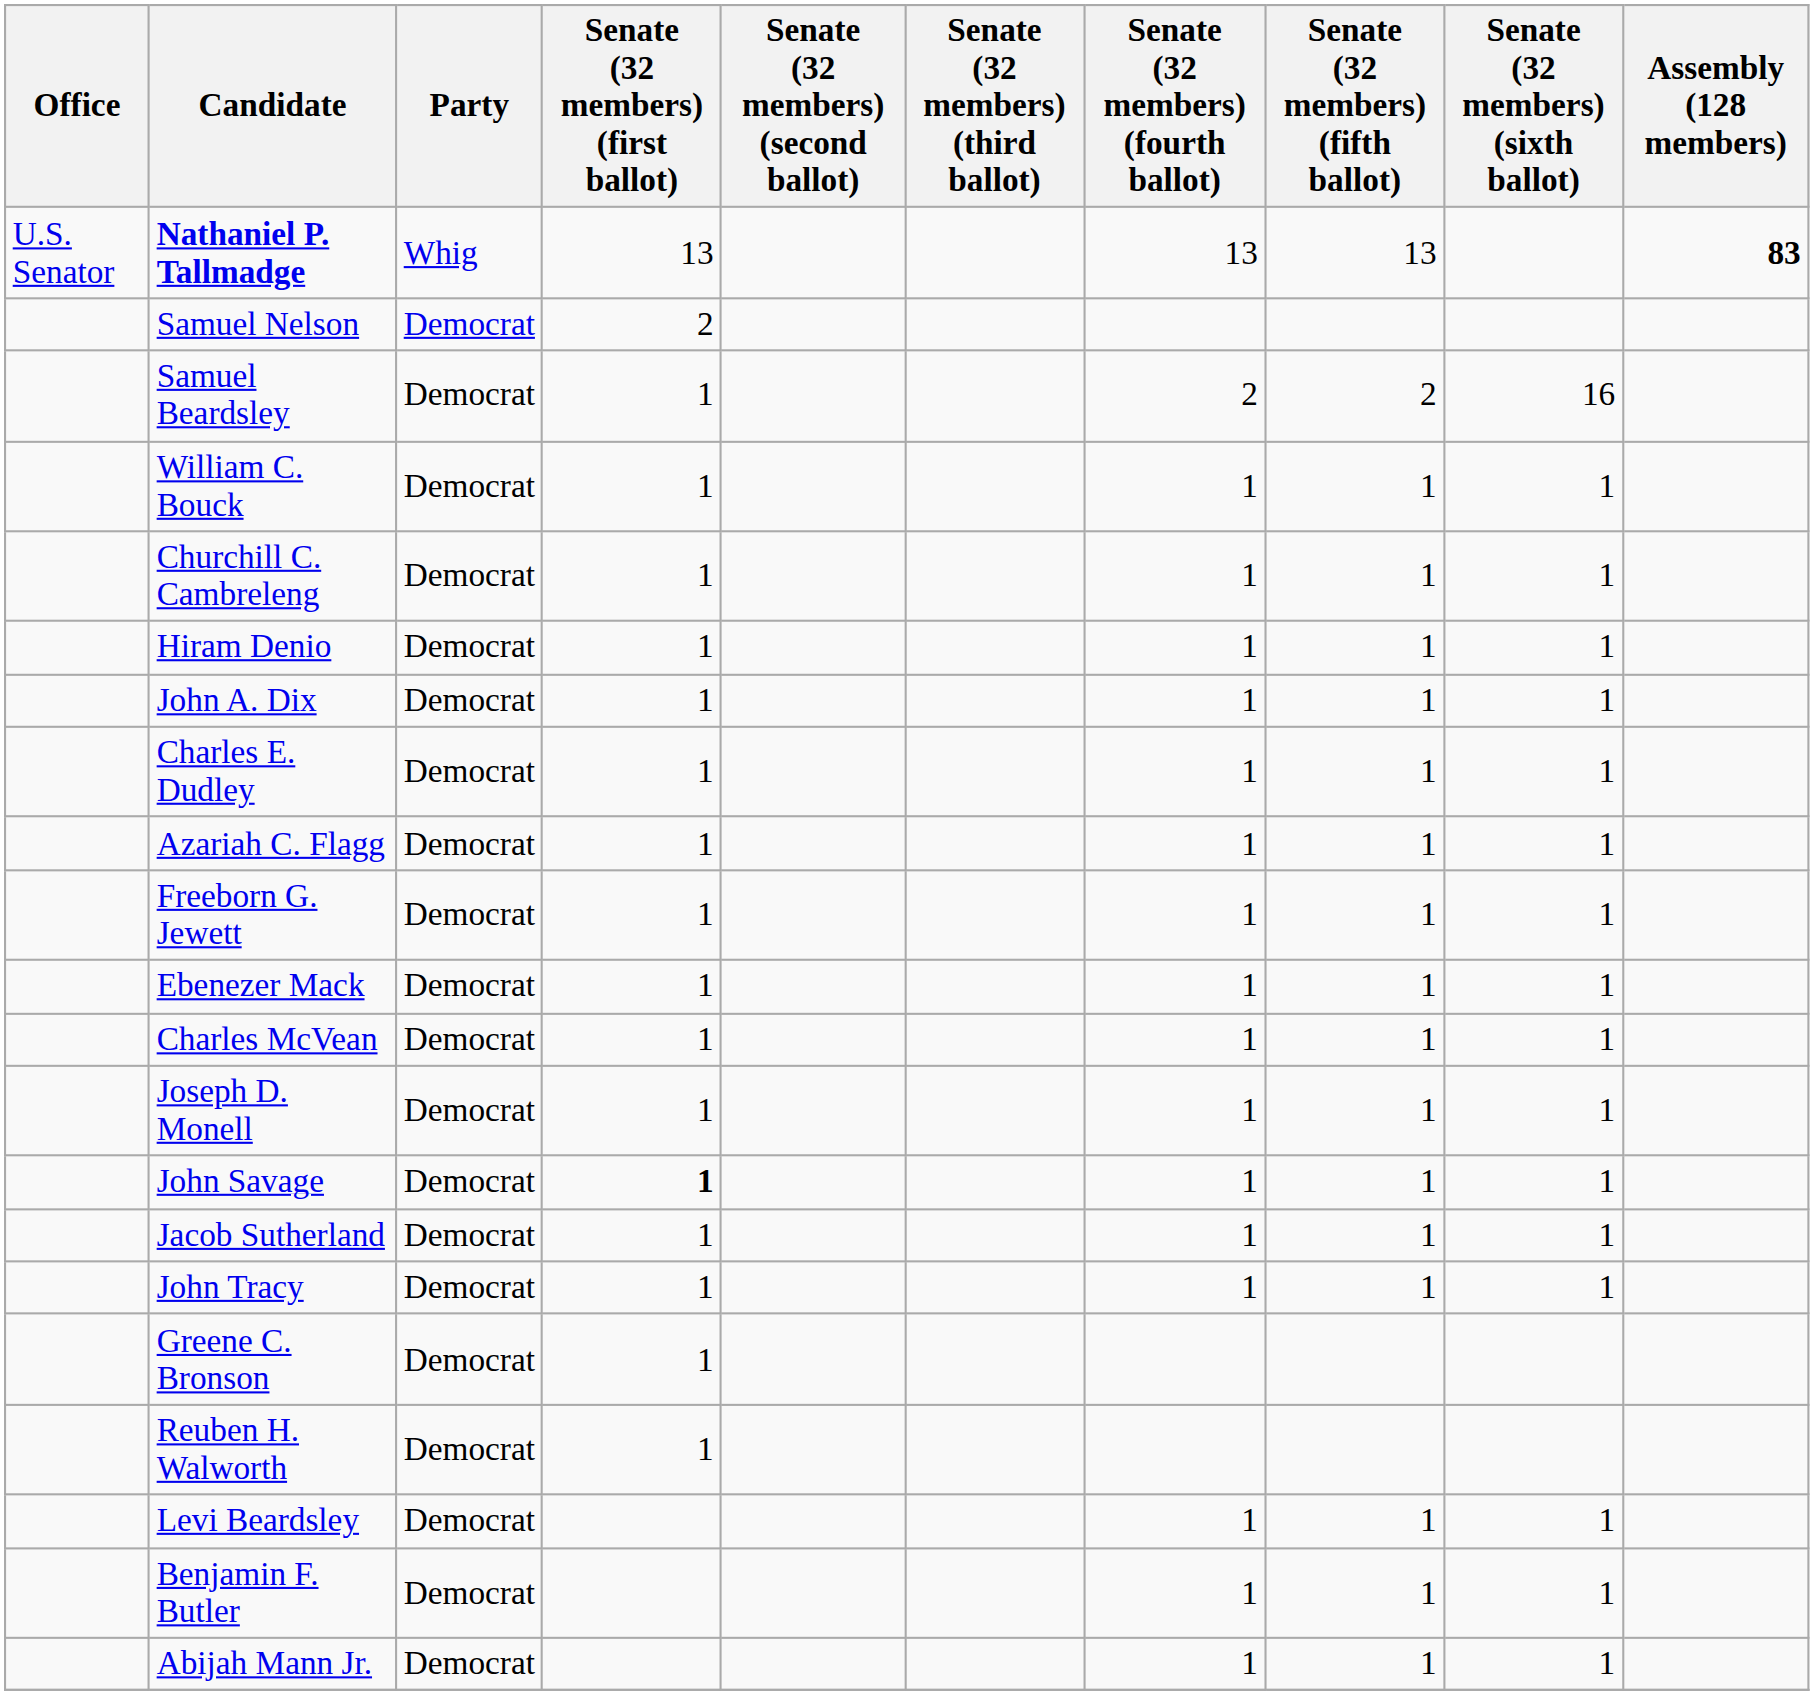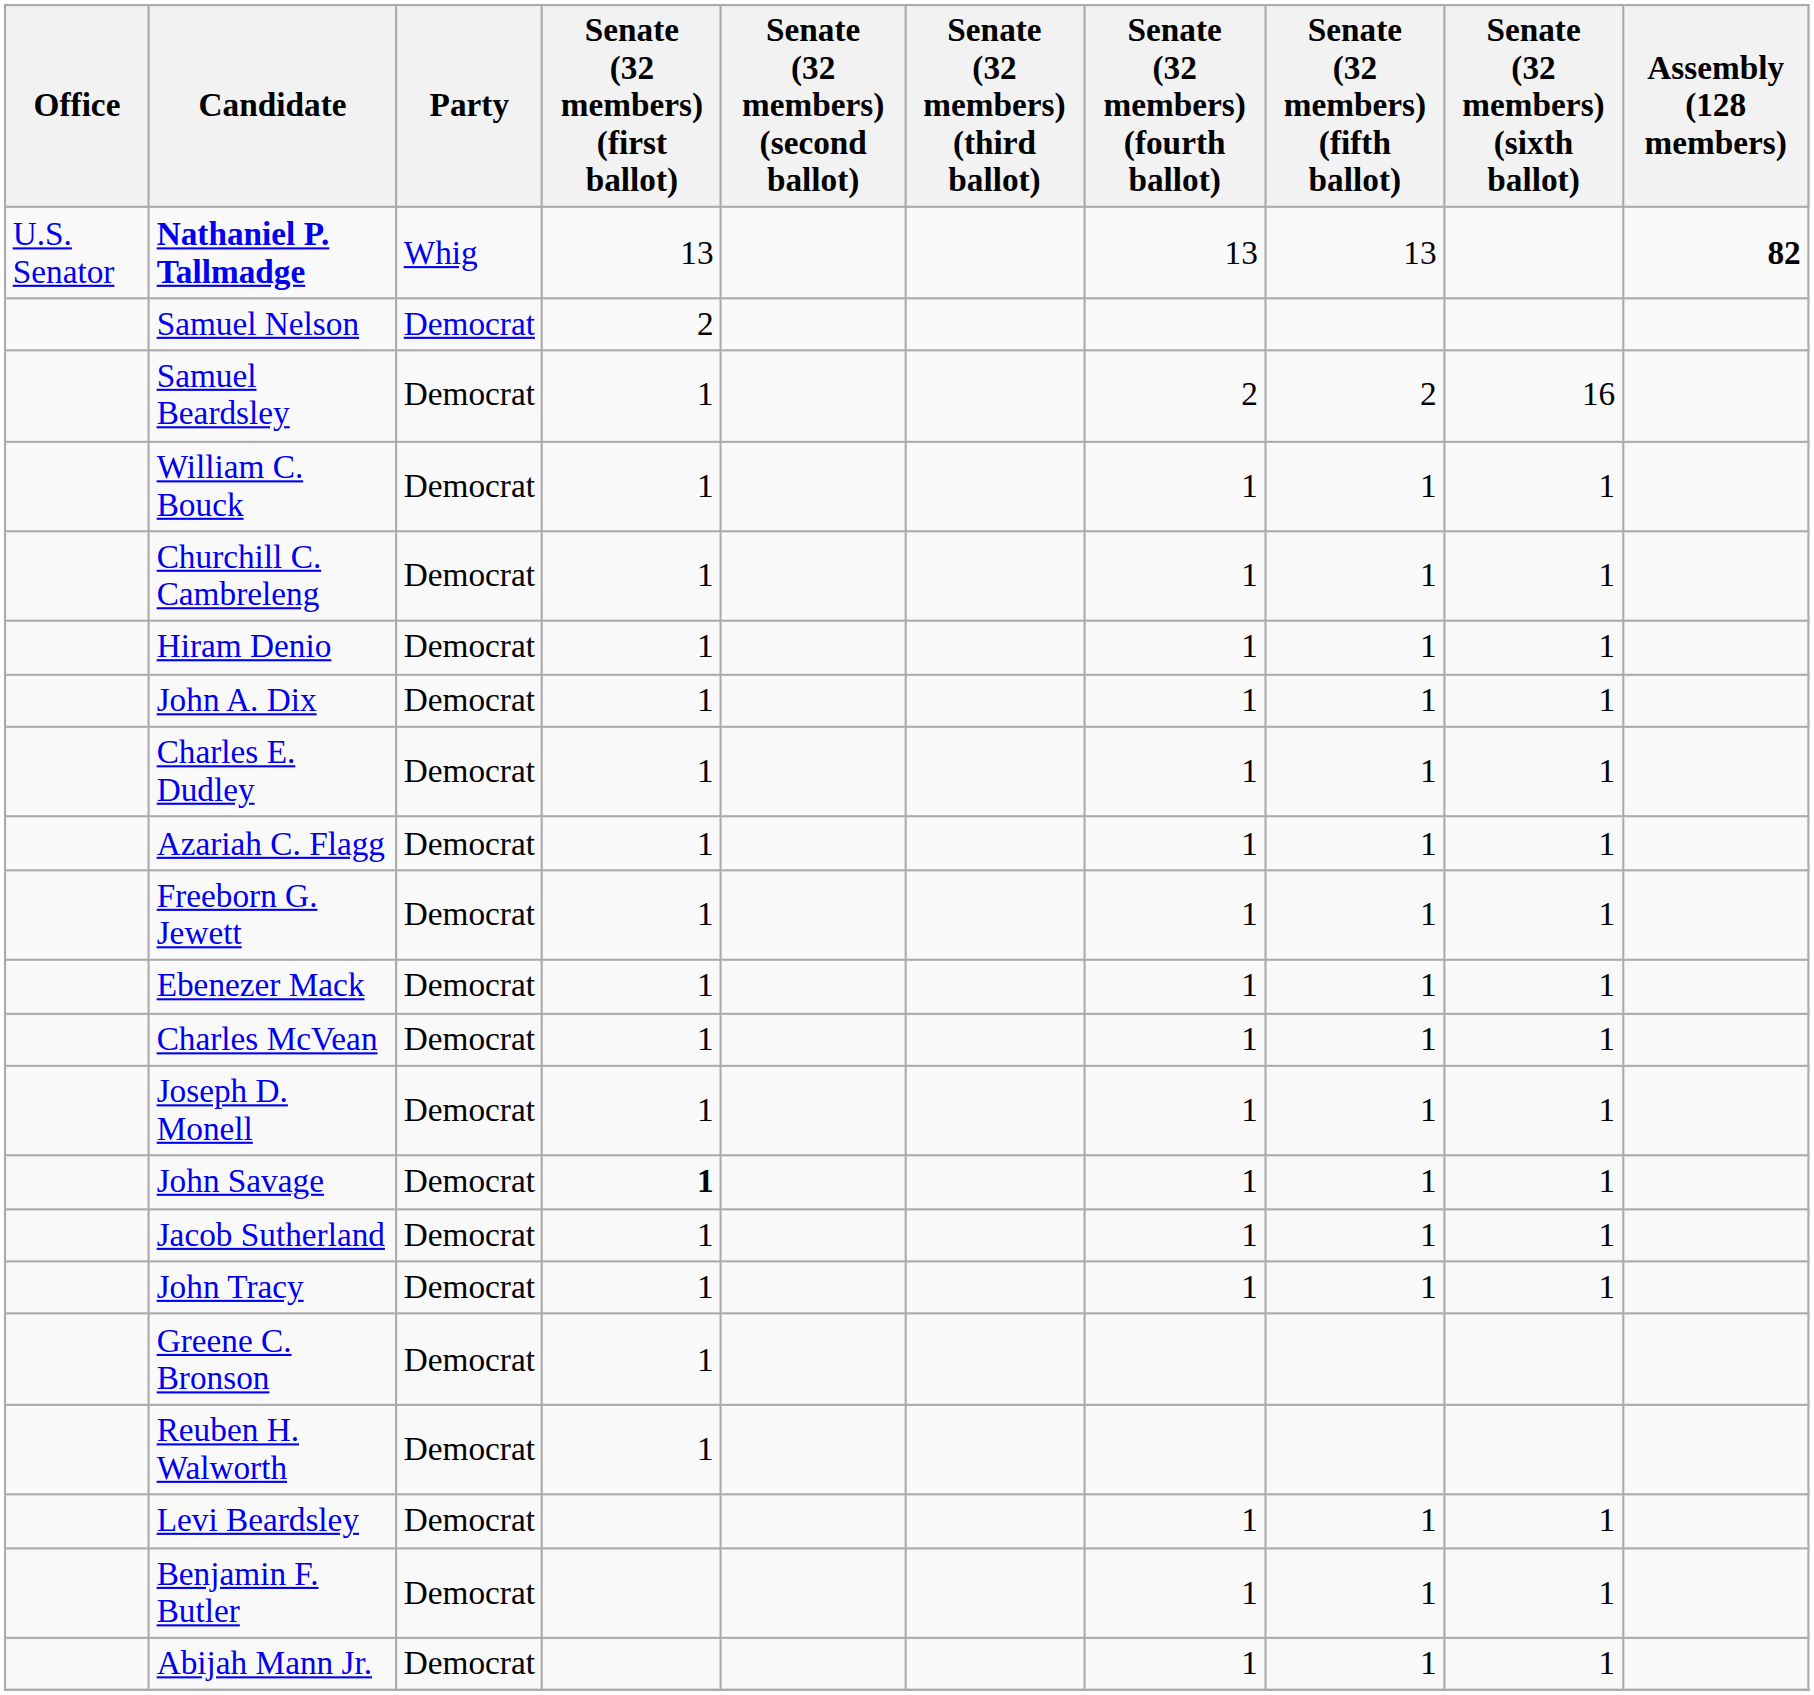(1784, 252) 83 -> (1784, 252) 82
